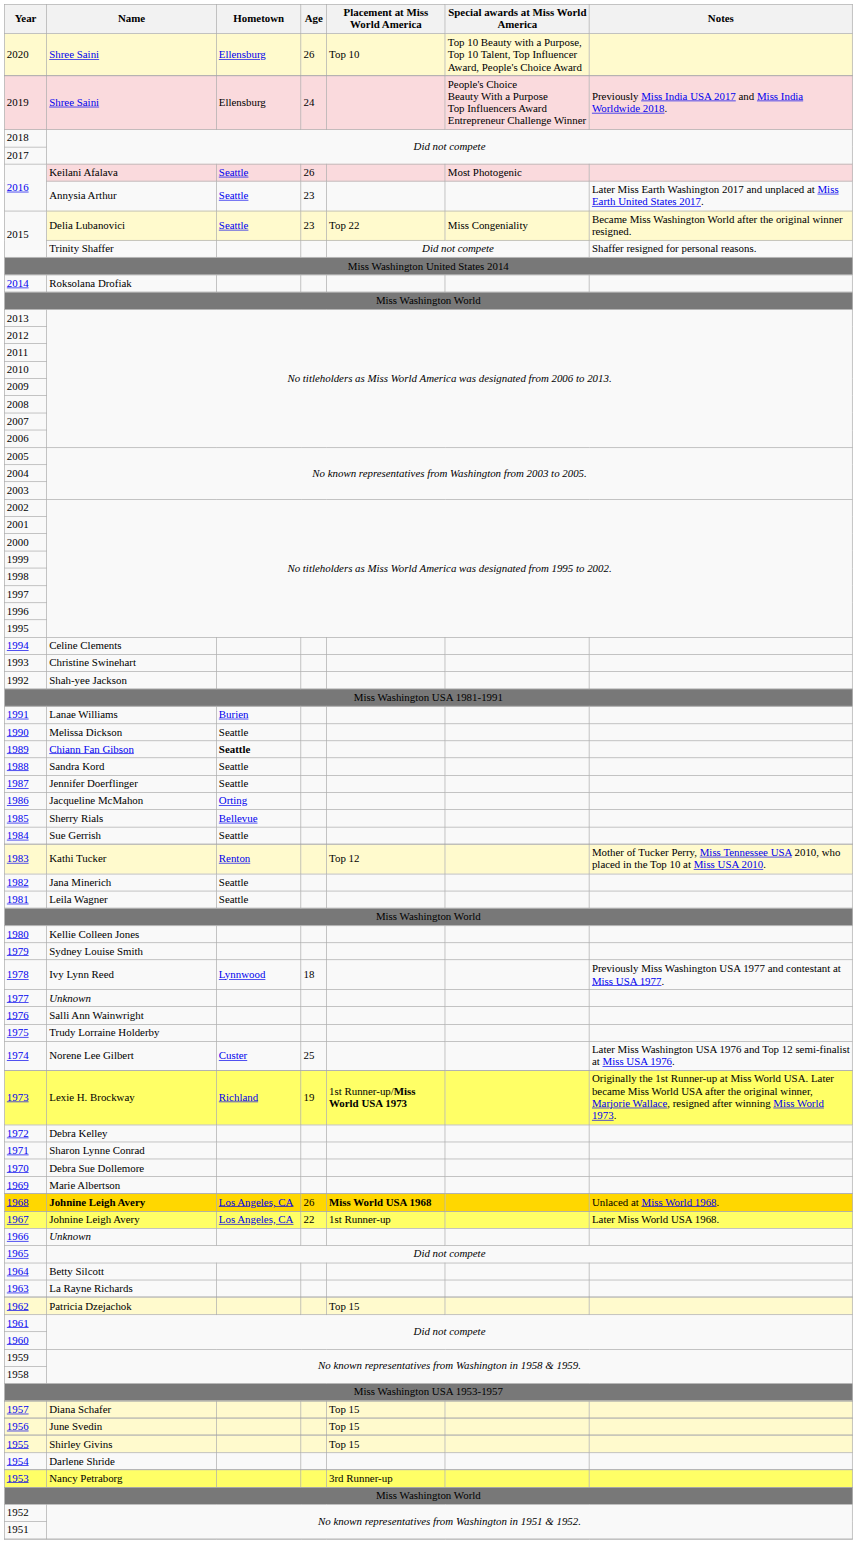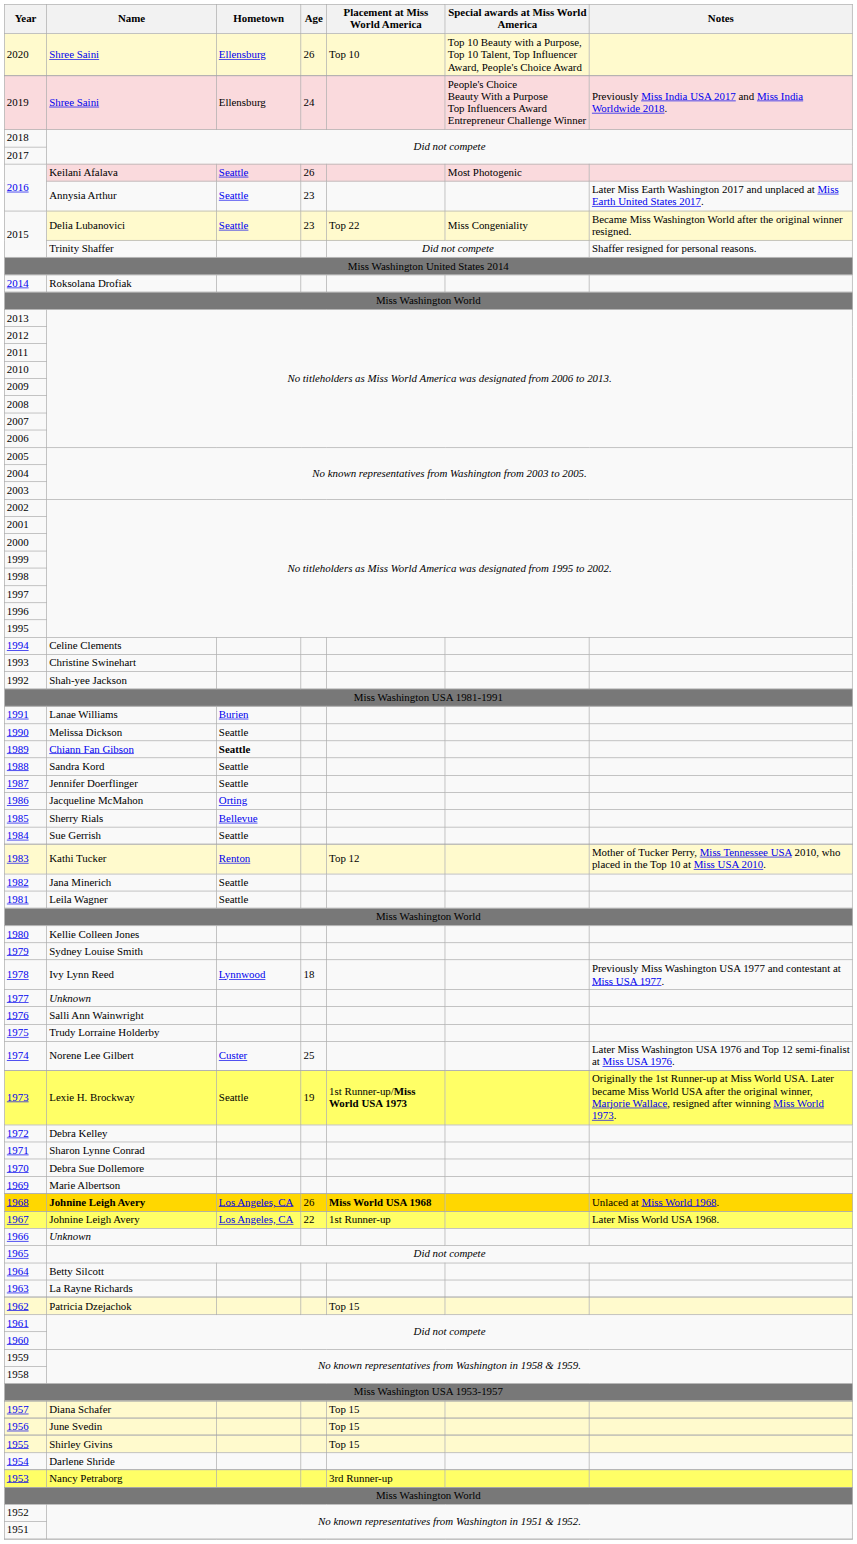(238, 1097) Richland -> (234, 1097) Seattle
